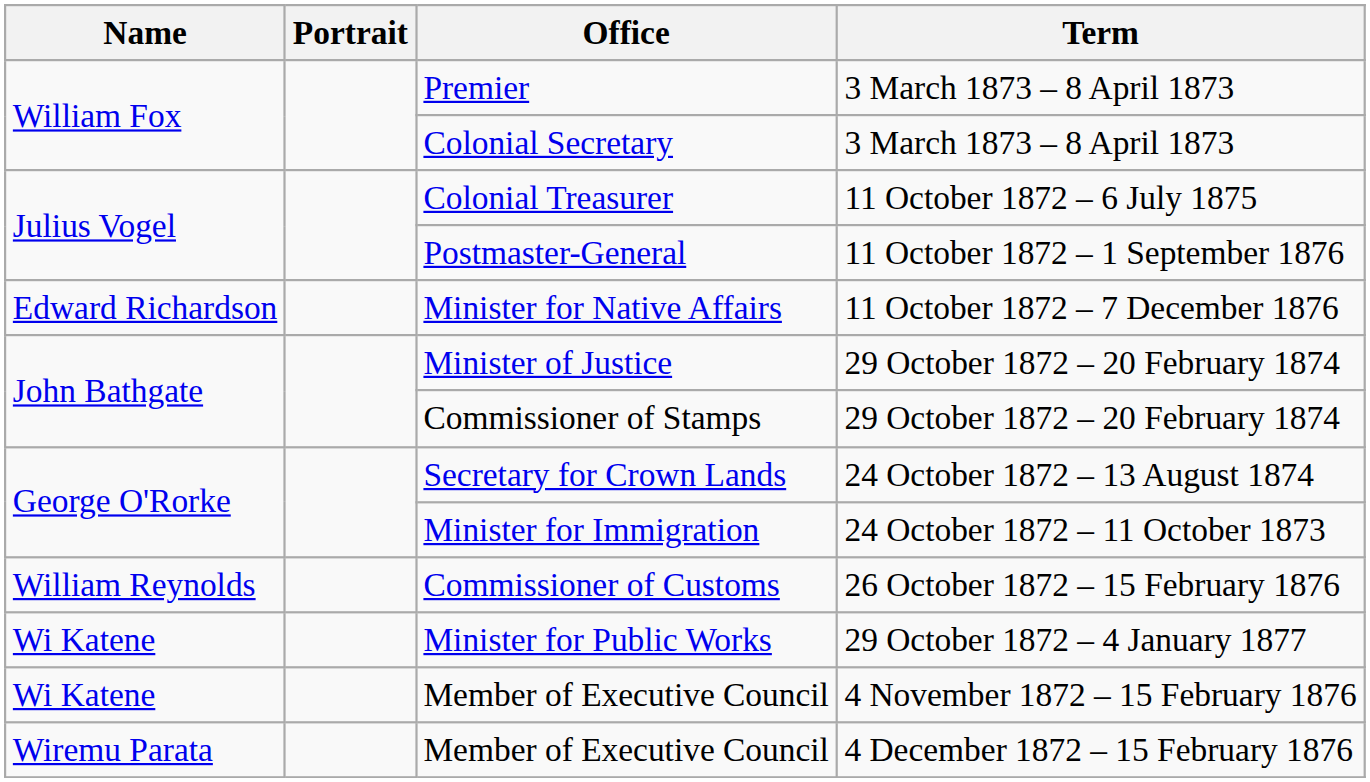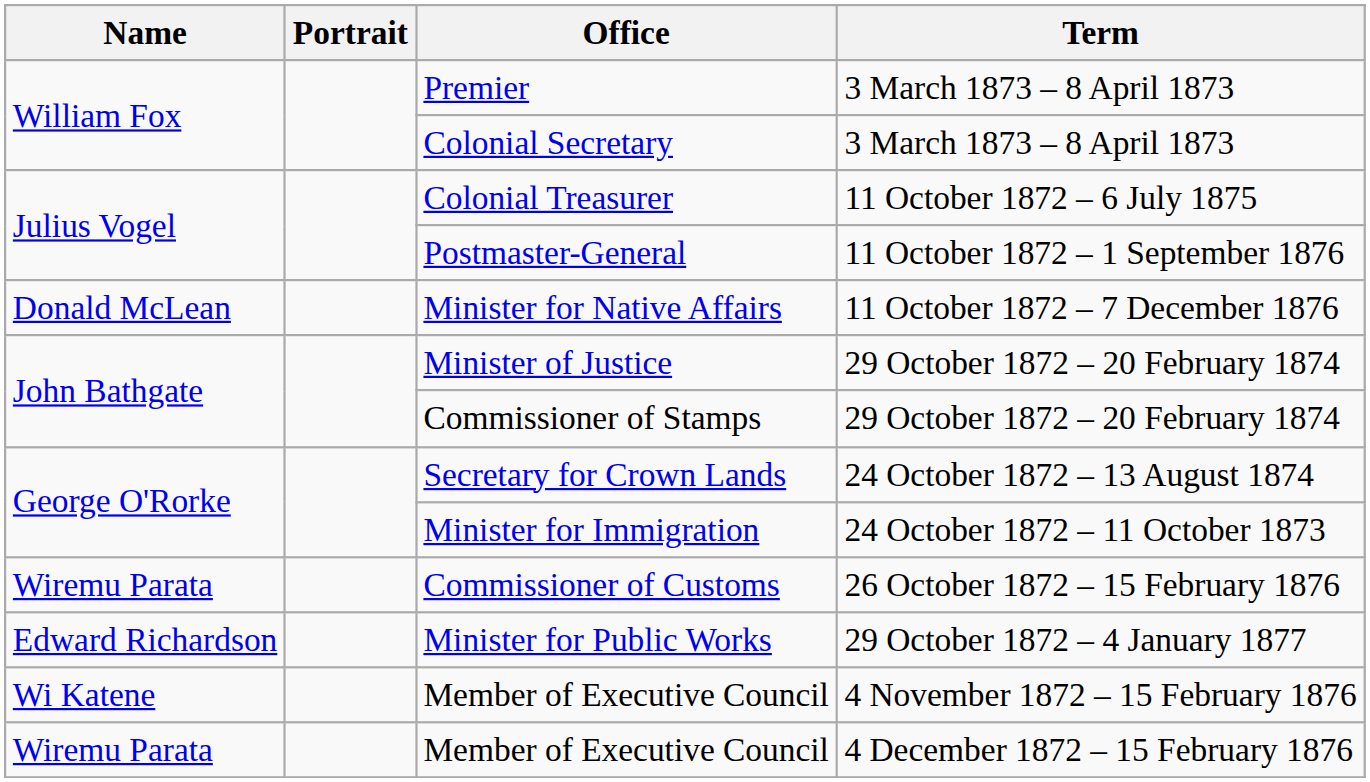(145, 307) Edward Richardson -> (122, 307) Donald McLean
(134, 583) William Reynolds -> (113, 583) Wiremu Parata
(84, 638) Wi Katene -> (145, 638) Edward Richardson
